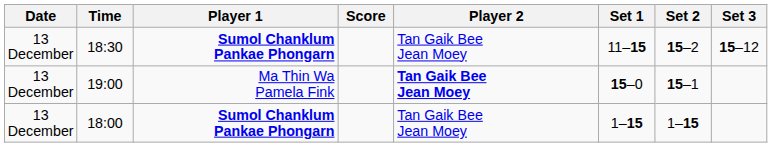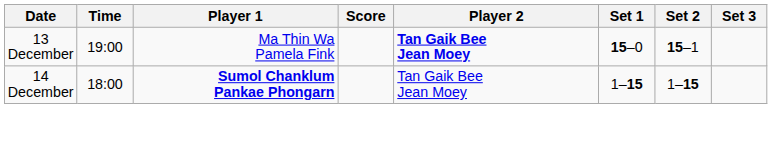- row: (105, 47)
(41, 123) 13 December -> (41, 85) 14 December
